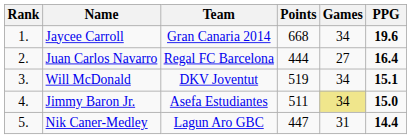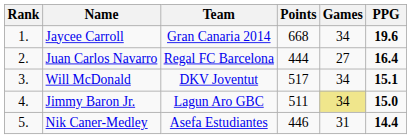(298, 79) 519 -> (298, 79) 517
(219, 101) Asefa Estudiantes -> (219, 101) Lagun Aro GBC
(219, 123) Lagun Aro GBC -> (219, 123) Asefa Estudiantes
(298, 123) 447 -> (298, 123) 446
